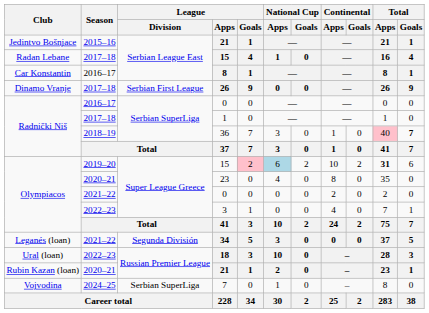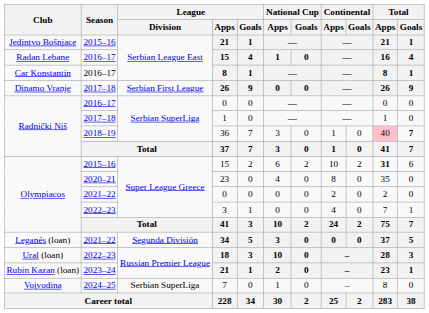(100, 58) 2017–18 -> (100, 58) 2016–17
(100, 164) 2019–20 -> (100, 164) 2015–16
(250, 164) pink background -> (250, 164) no background
(278, 164) lightblue background -> (278, 164) no background
(100, 270) 2020–21 -> (100, 270) 2023–24
